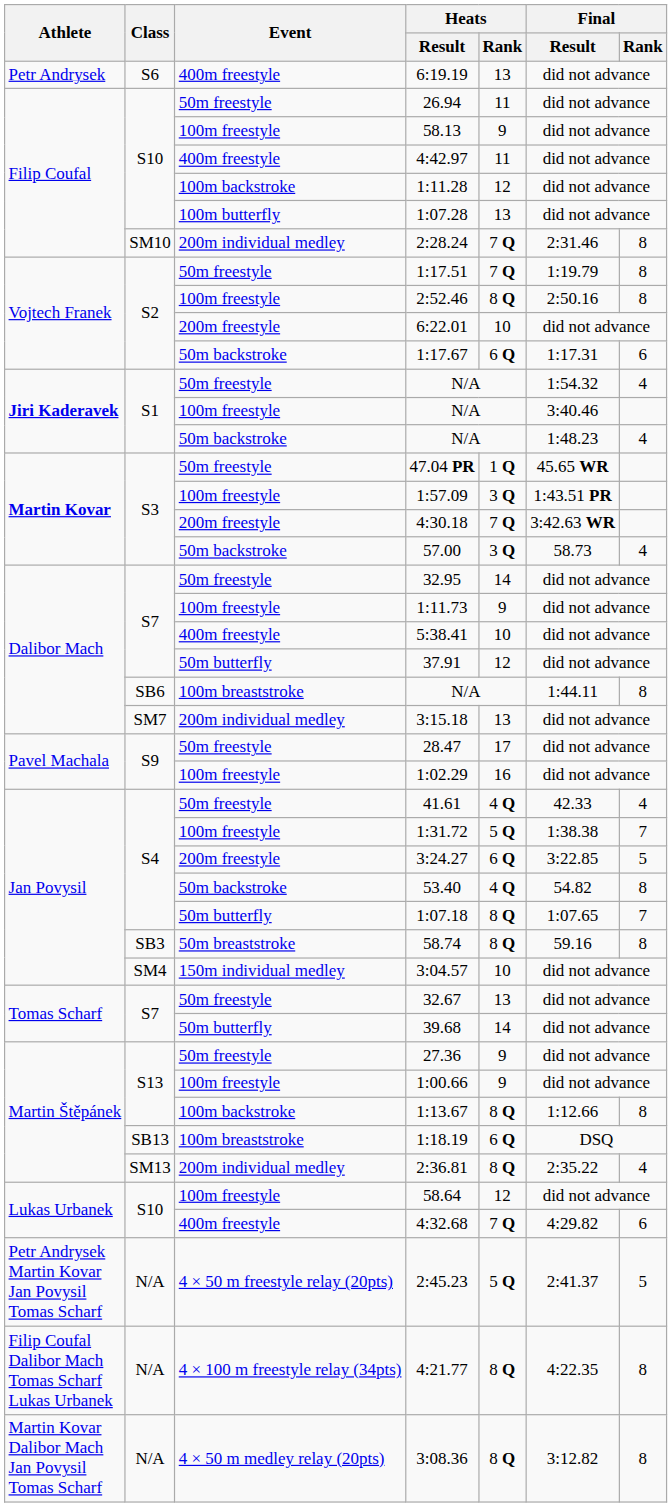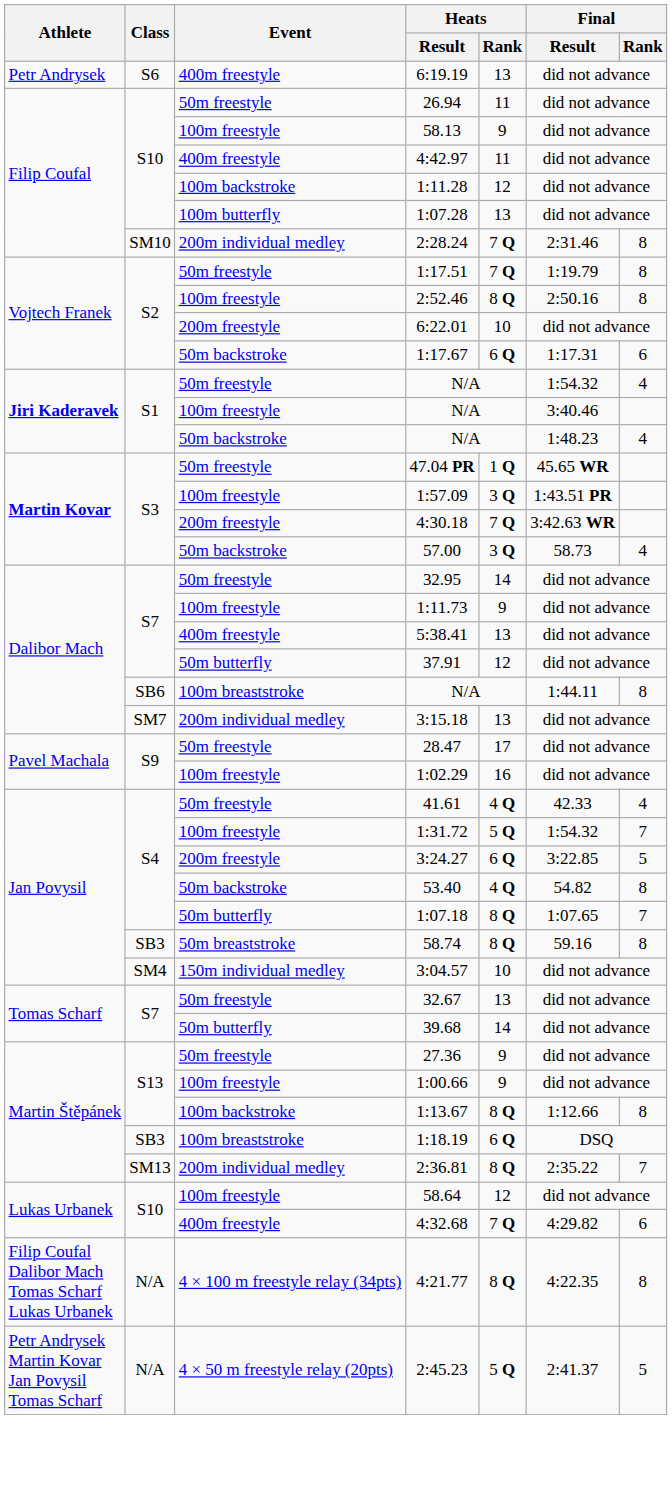(502, 635) 10 -> (502, 635) 13
(573, 831) 1:38.38 -> (573, 831) 1:54.32
(150, 1139) SB13 -> (150, 1139) SB3
(643, 1167) 4 -> (643, 1167) 7
rows swapped: (286, 1282) <-> (290, 1370)
- row: (282, 1458)
